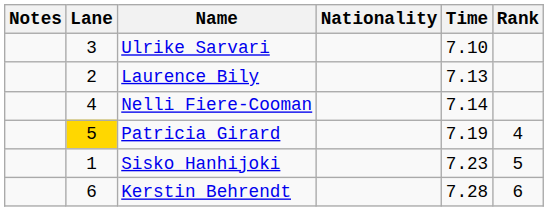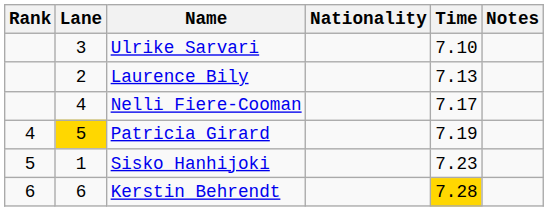columns swapped: (518, 19) <-> (35, 19)
(467, 106) 7.14 -> (456, 106) 7.17
(467, 192) no background -> (456, 192) gold background
